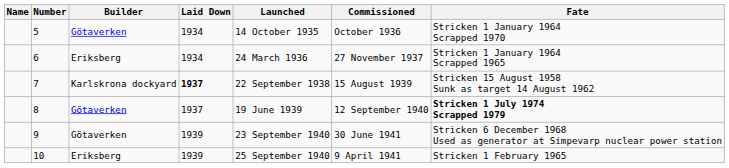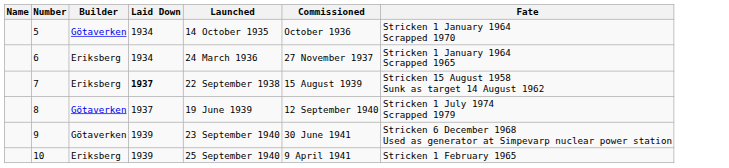(124, 84) Karlskrona dockyard -> (96, 84) Eriksberg
(489, 109) bold -> (439, 109) normal
